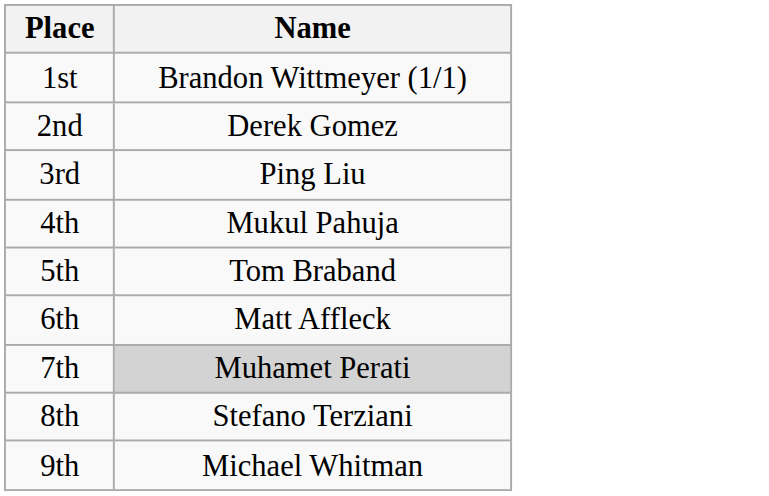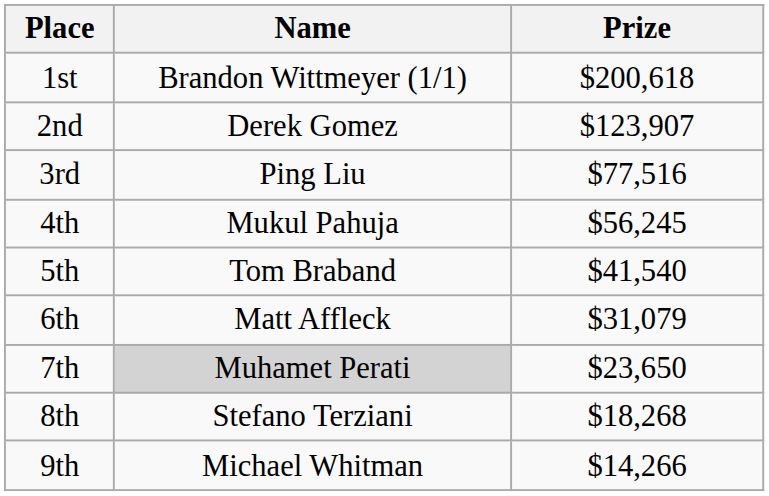+ column: (637, 28)
